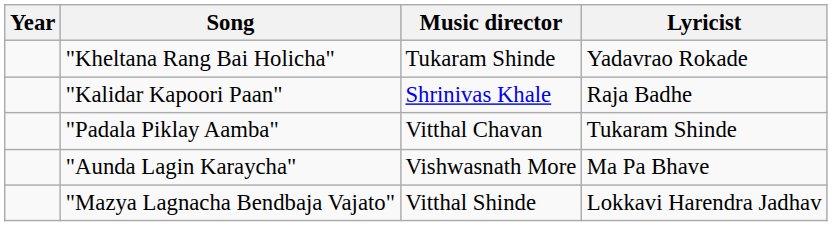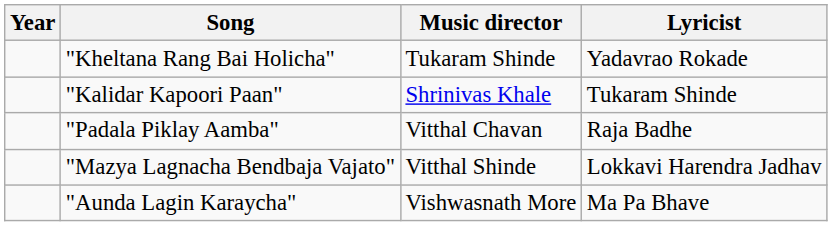(640, 94) Raja Badhe -> (662, 94) Tukaram Shinde
(662, 130) Tukaram Shinde -> (640, 130) Raja Badhe
rows swapped: (181, 166) <-> (230, 202)
